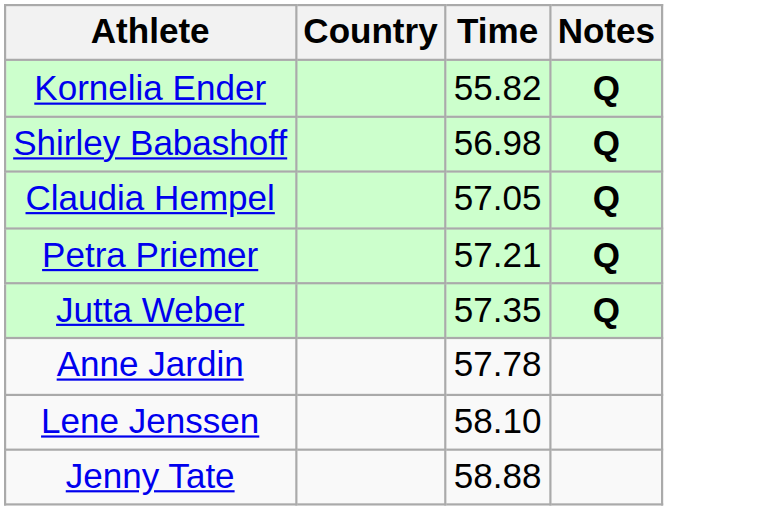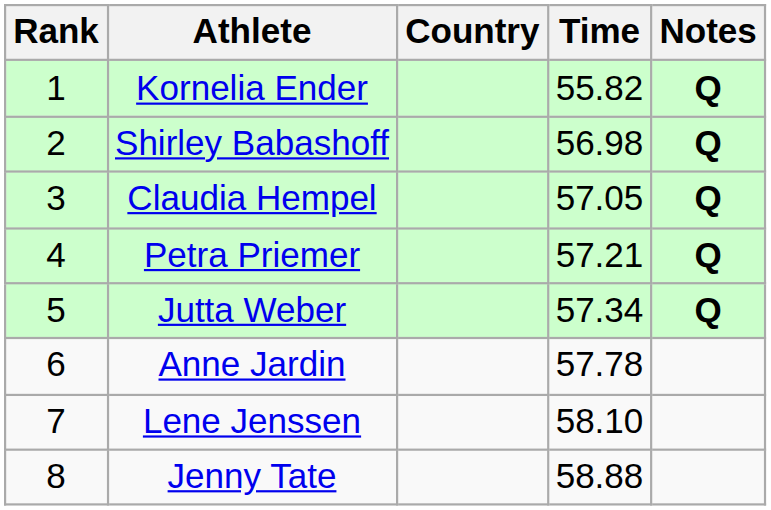+ column: (56, 32)
(498, 310) 57.35 -> (599, 310) 57.34
